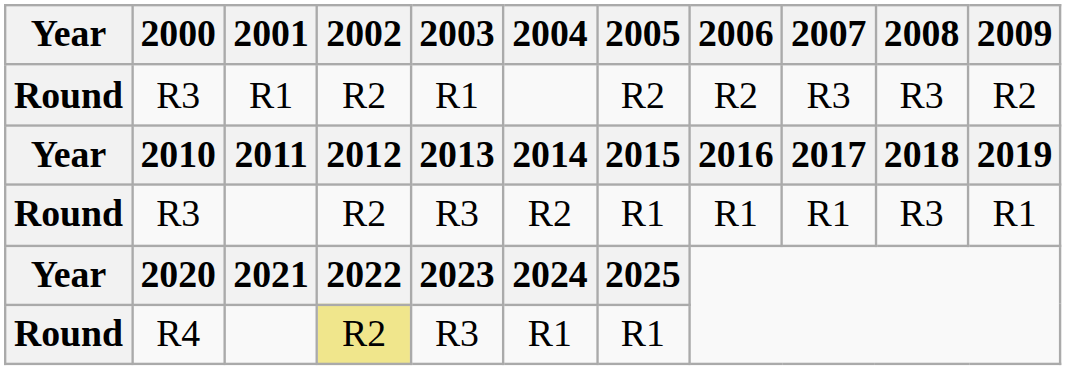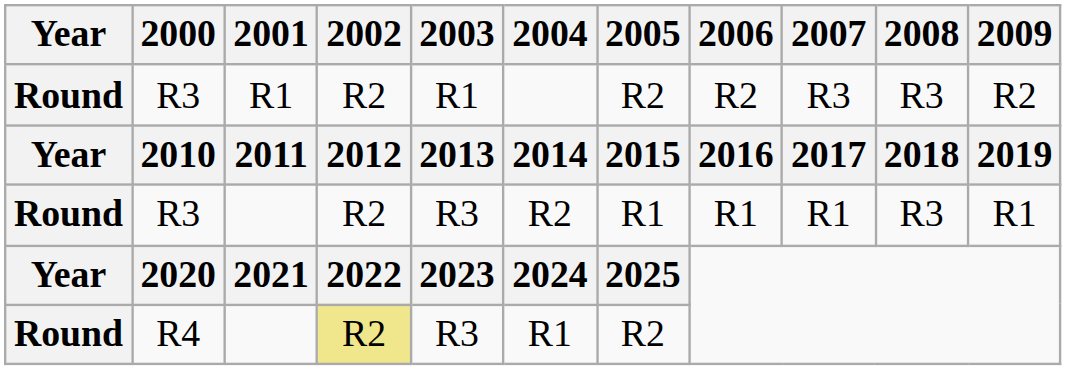(643, 333) R1 -> (643, 333) R2
